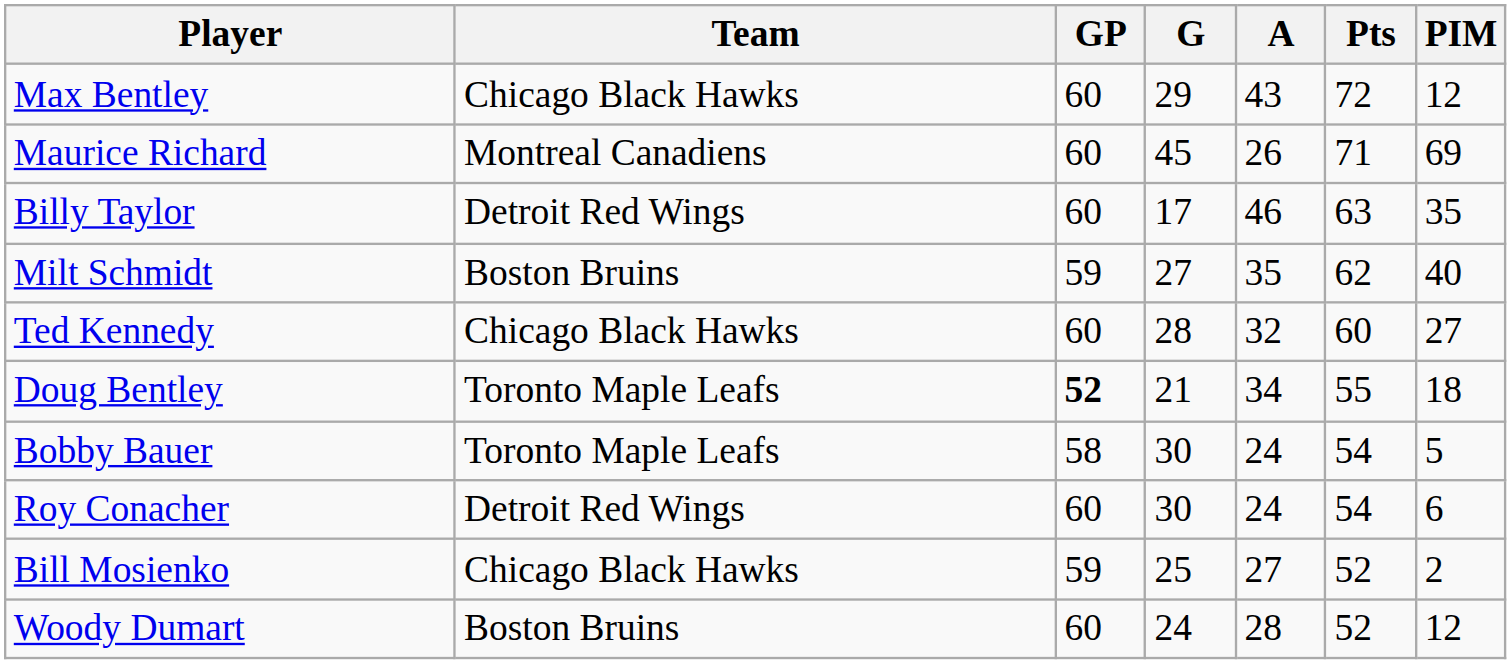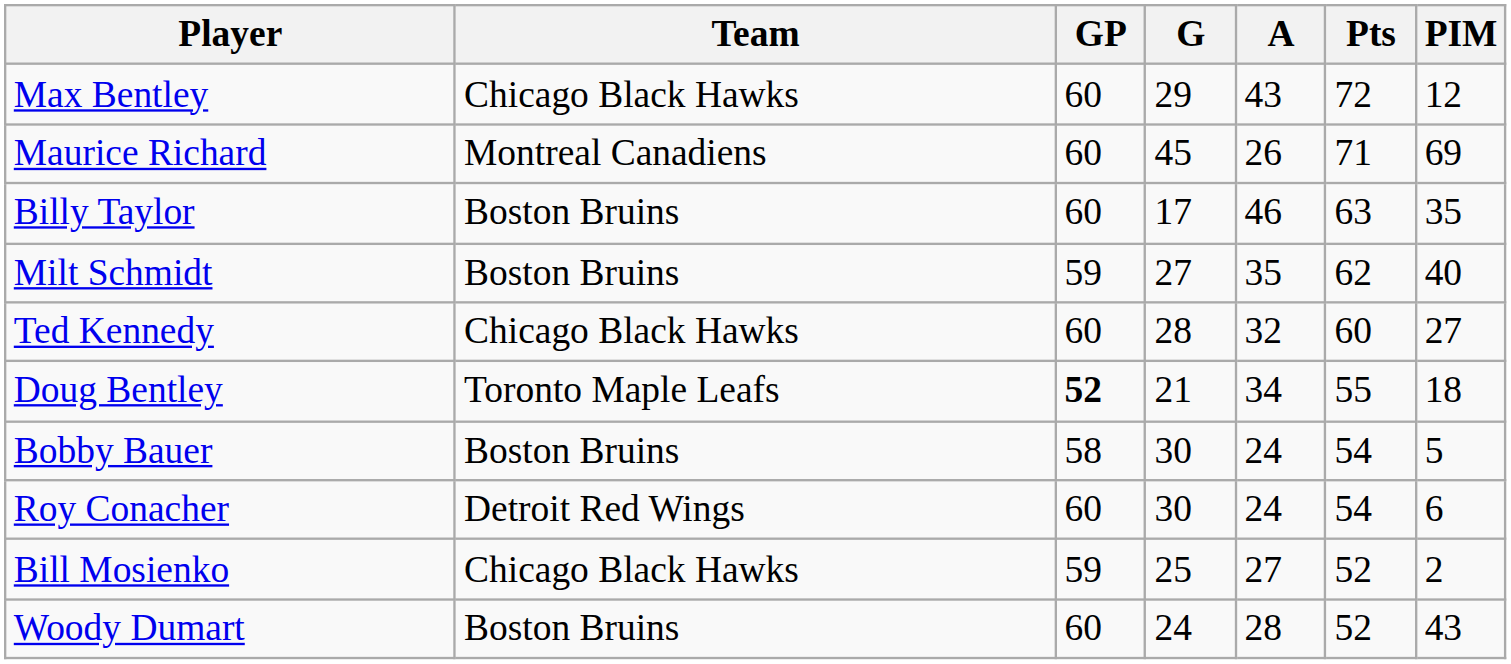(604, 212) Detroit Red Wings -> (572, 212) Boston Bruins
(622, 449) Toronto Maple Leafs -> (572, 449) Boston Bruins
(1443, 627) 12 -> (1443, 627) 43
